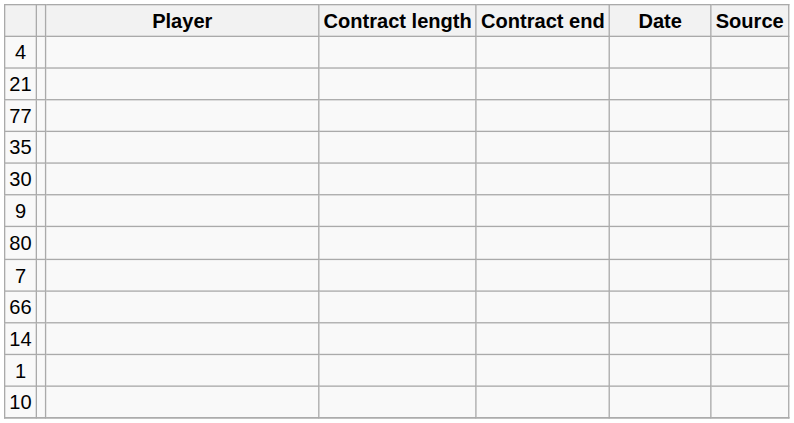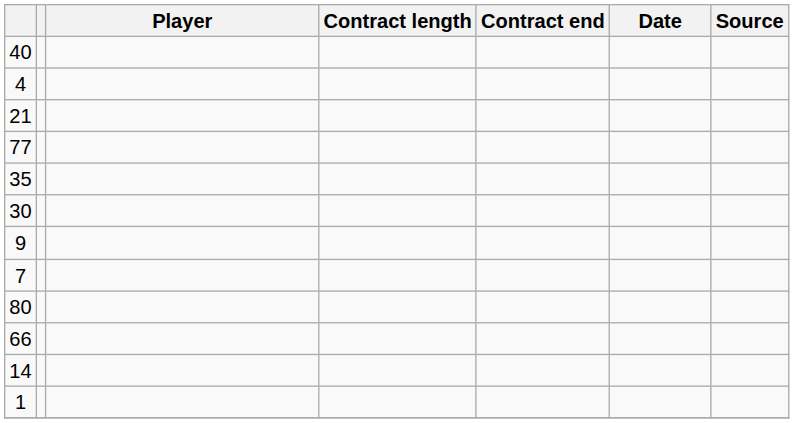+ row: (20, 52)
rows swapped: (20, 243) <-> (20, 275)
- row: (20, 402)
